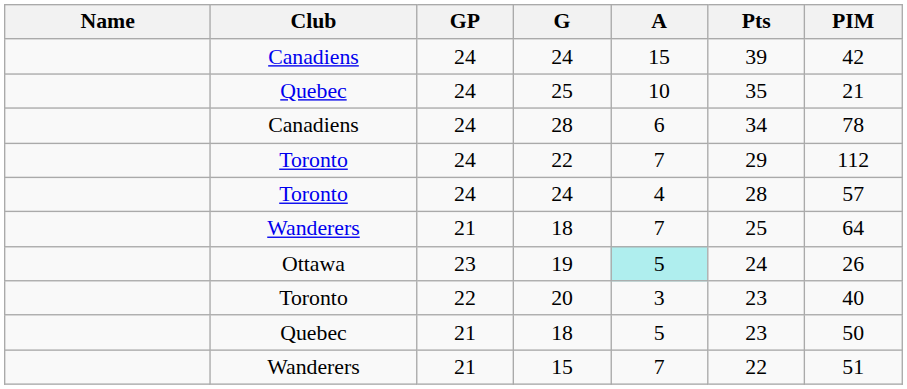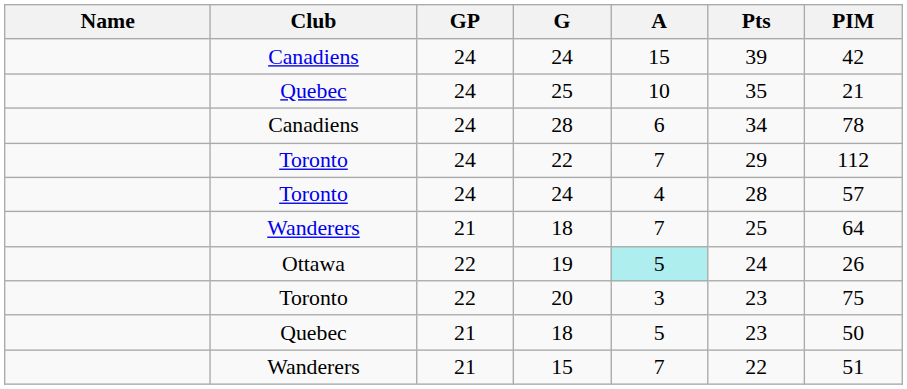(465, 263) 23 -> (465, 263) 22
(853, 297) 40 -> (853, 297) 75
